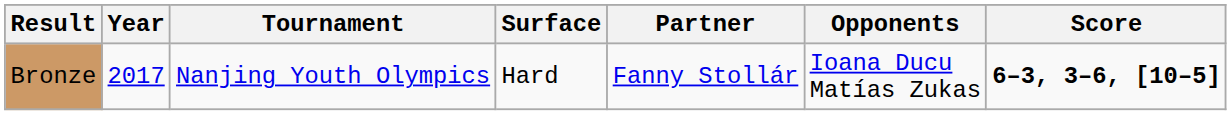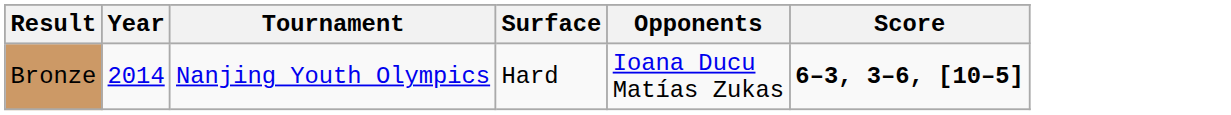- column: (706, 24)
(136, 77) 2017 -> (136, 77) 2014
